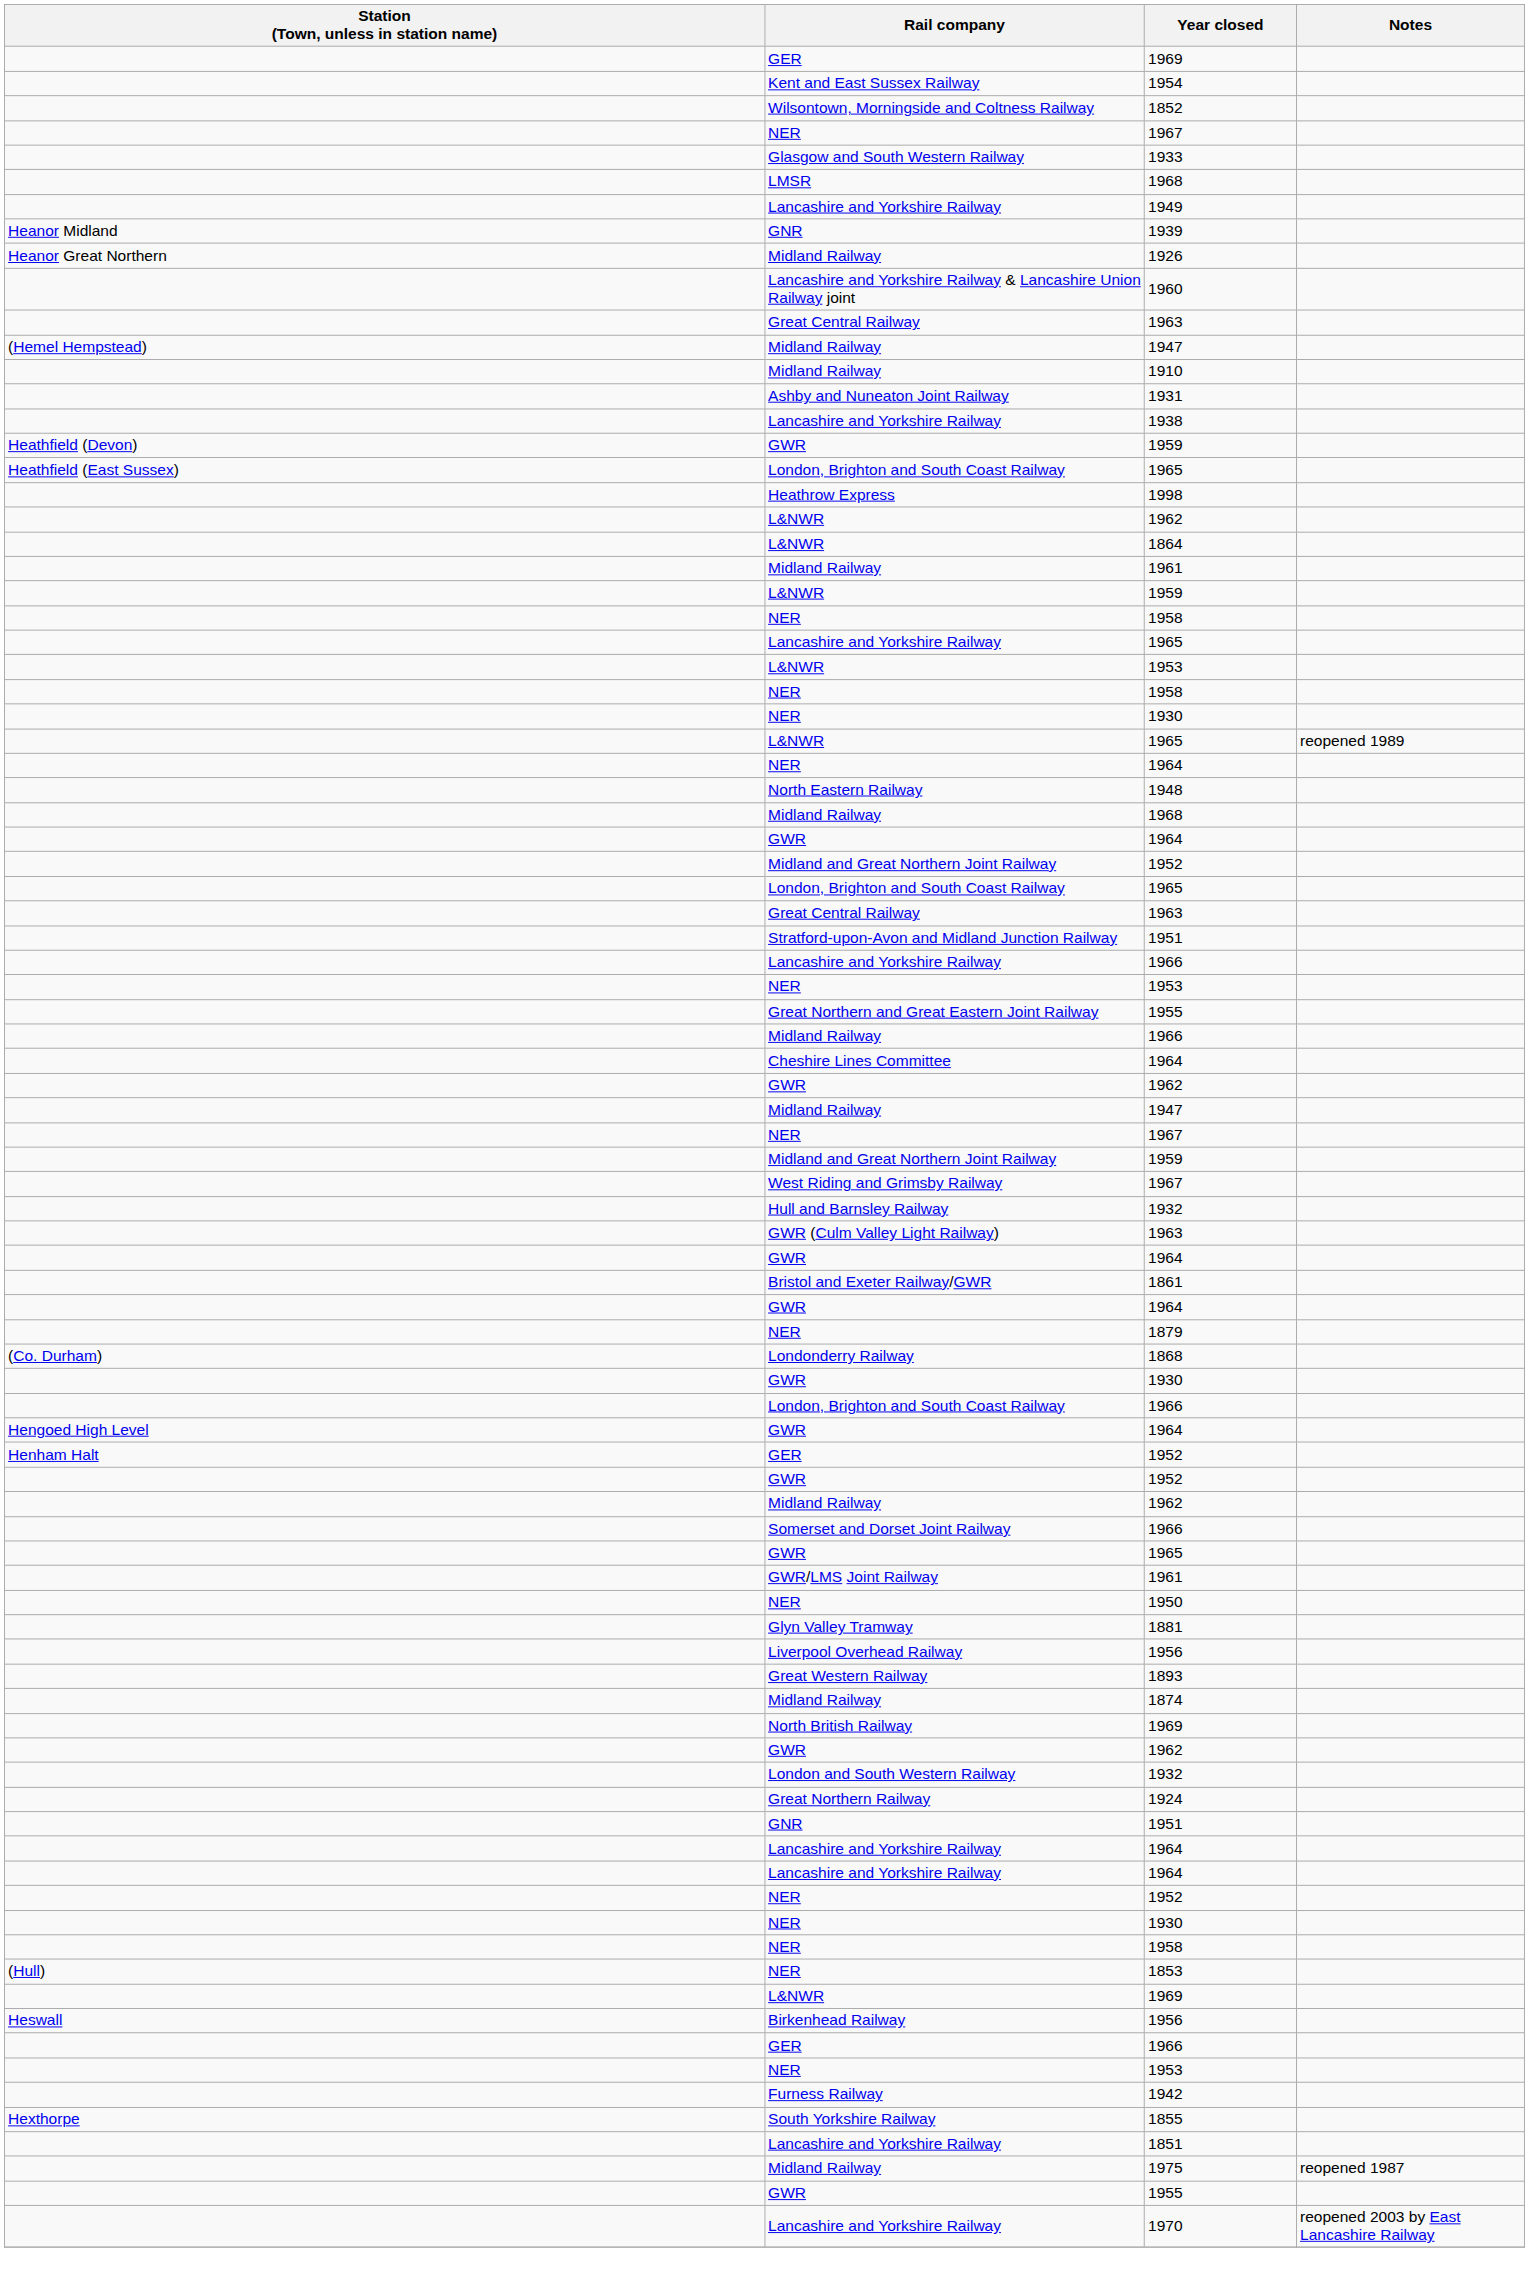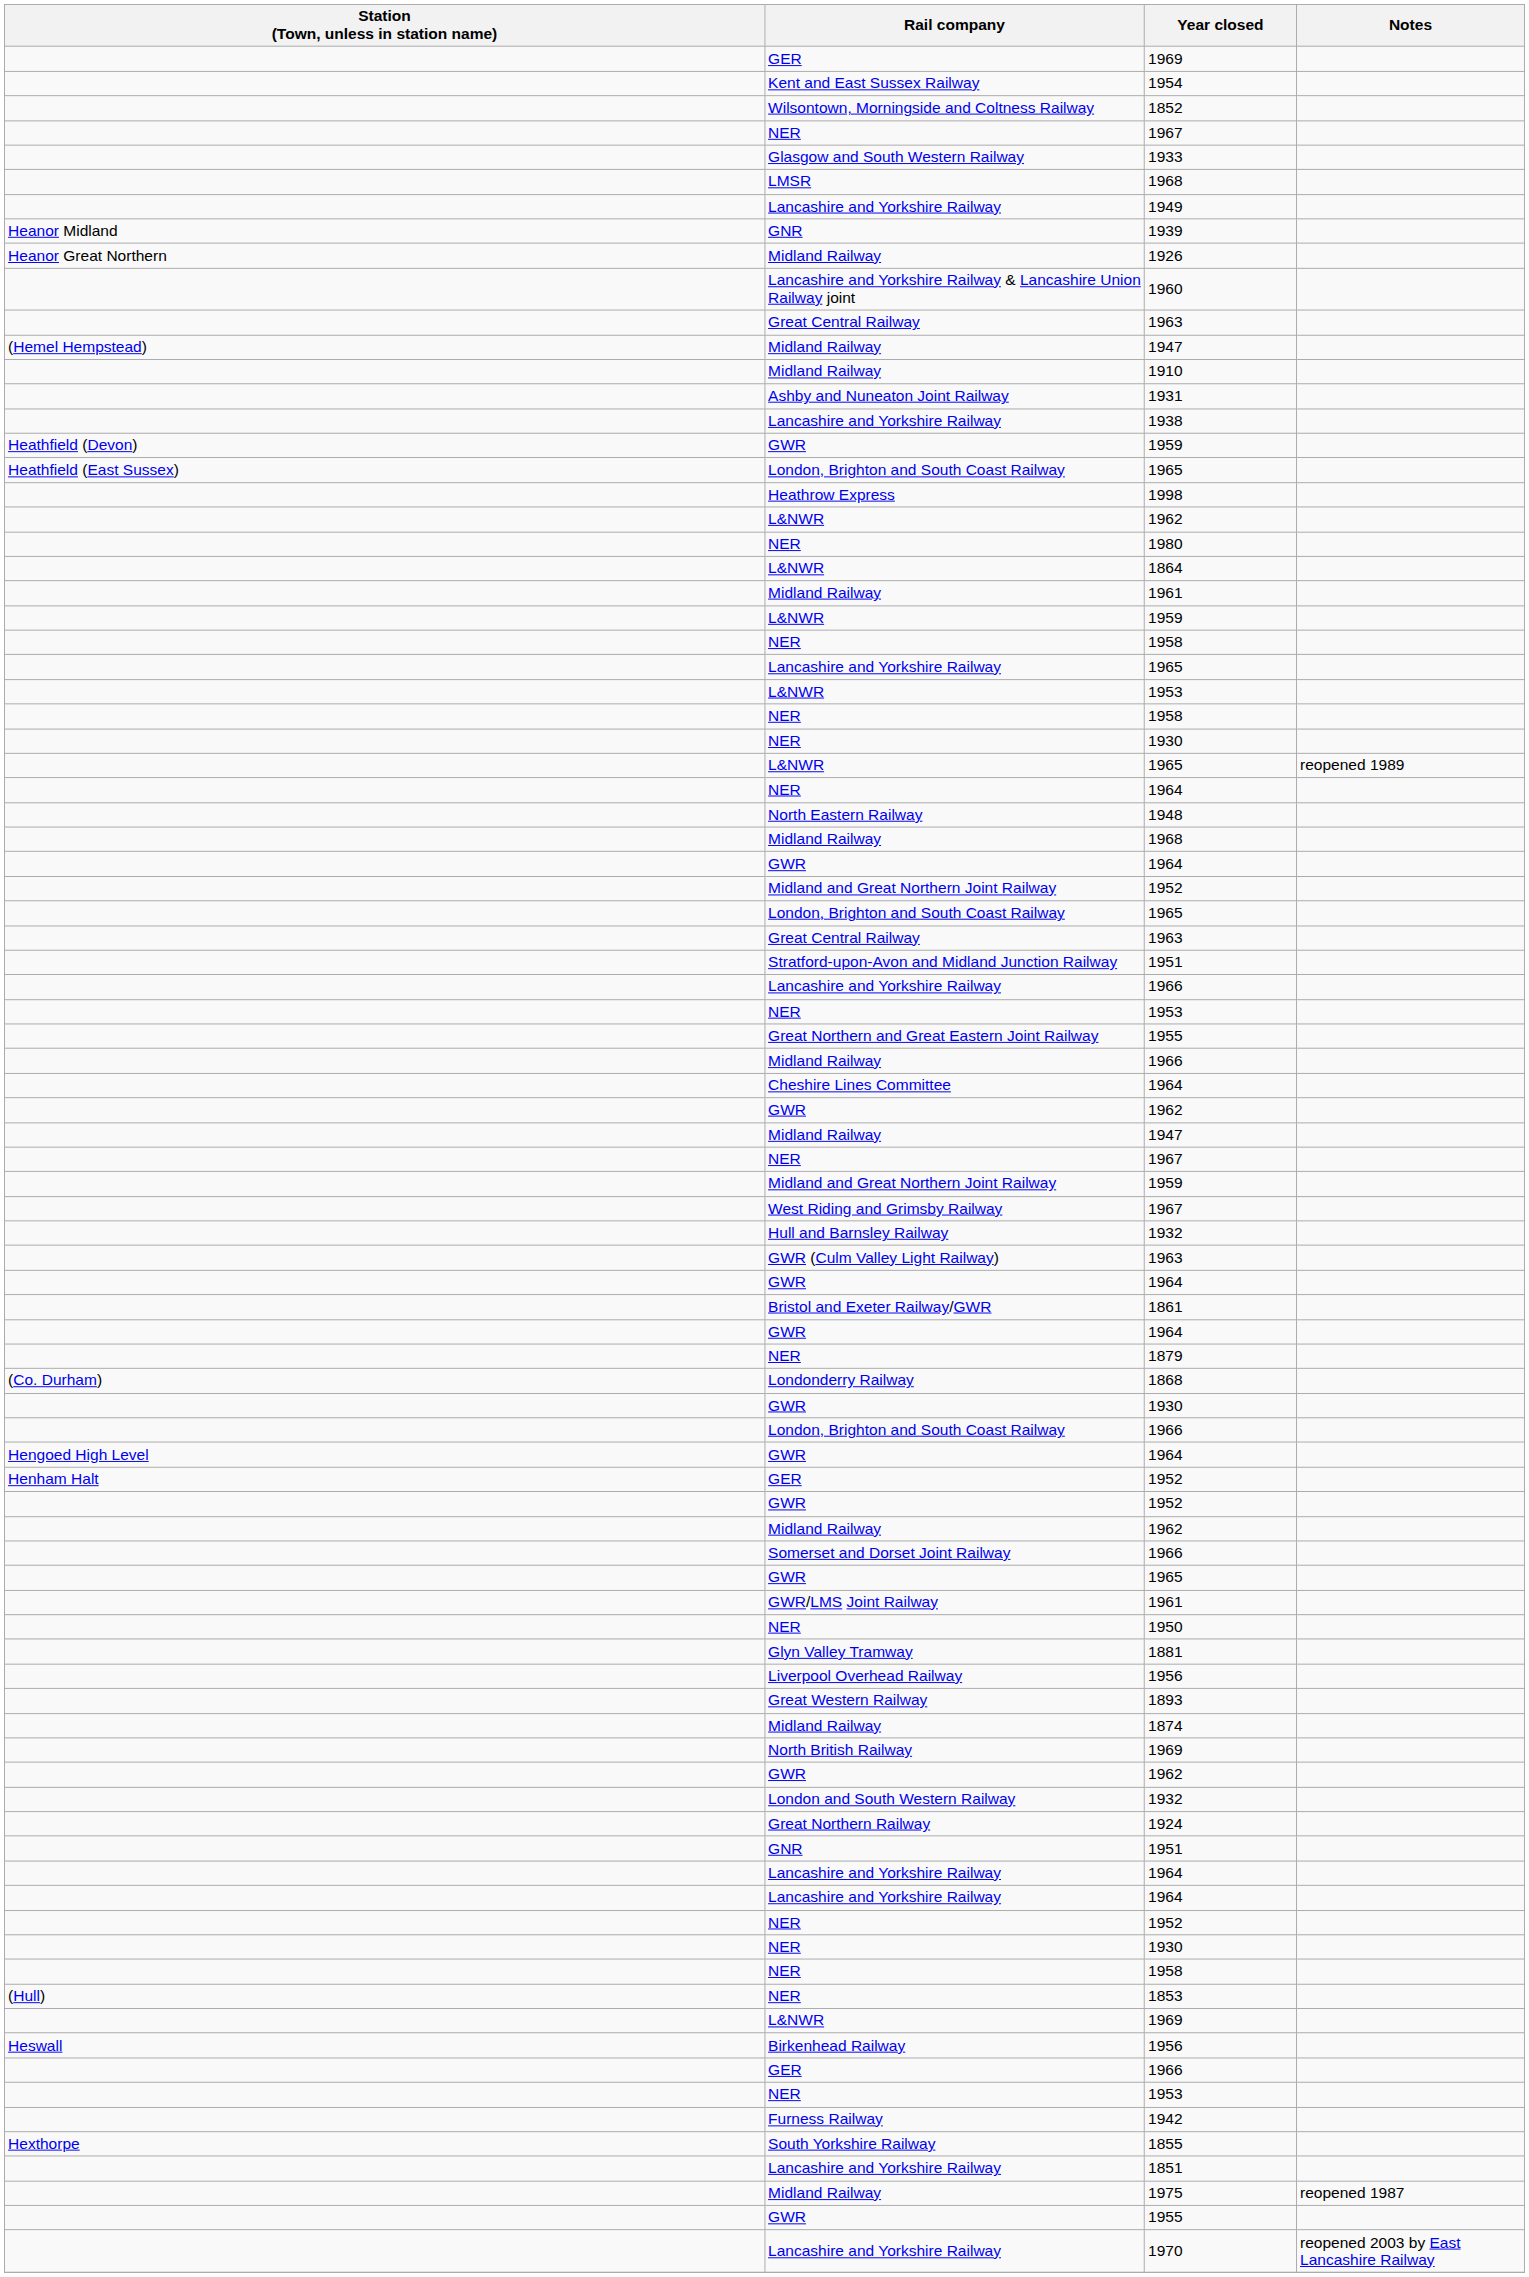+ row: (784, 544)
